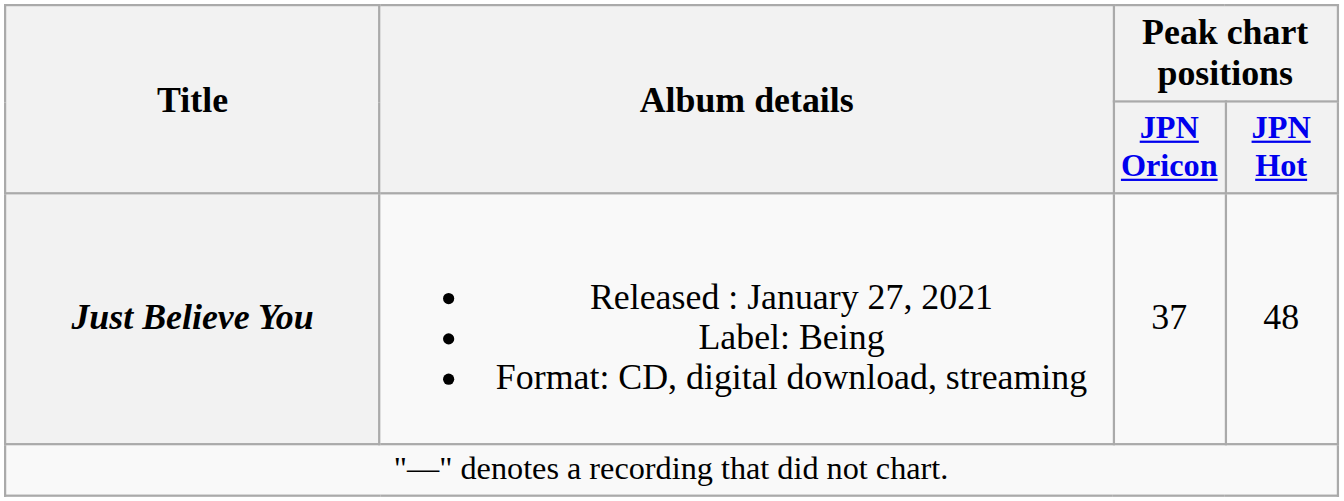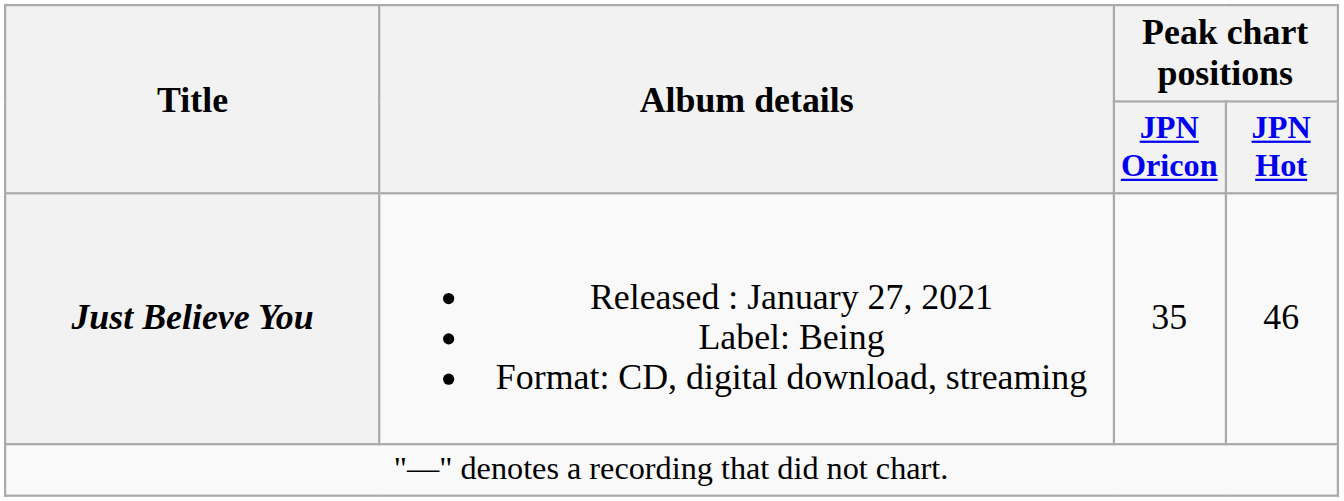(1169, 317) 37 -> (1169, 317) 35
(1281, 317) 48 -> (1281, 317) 46
